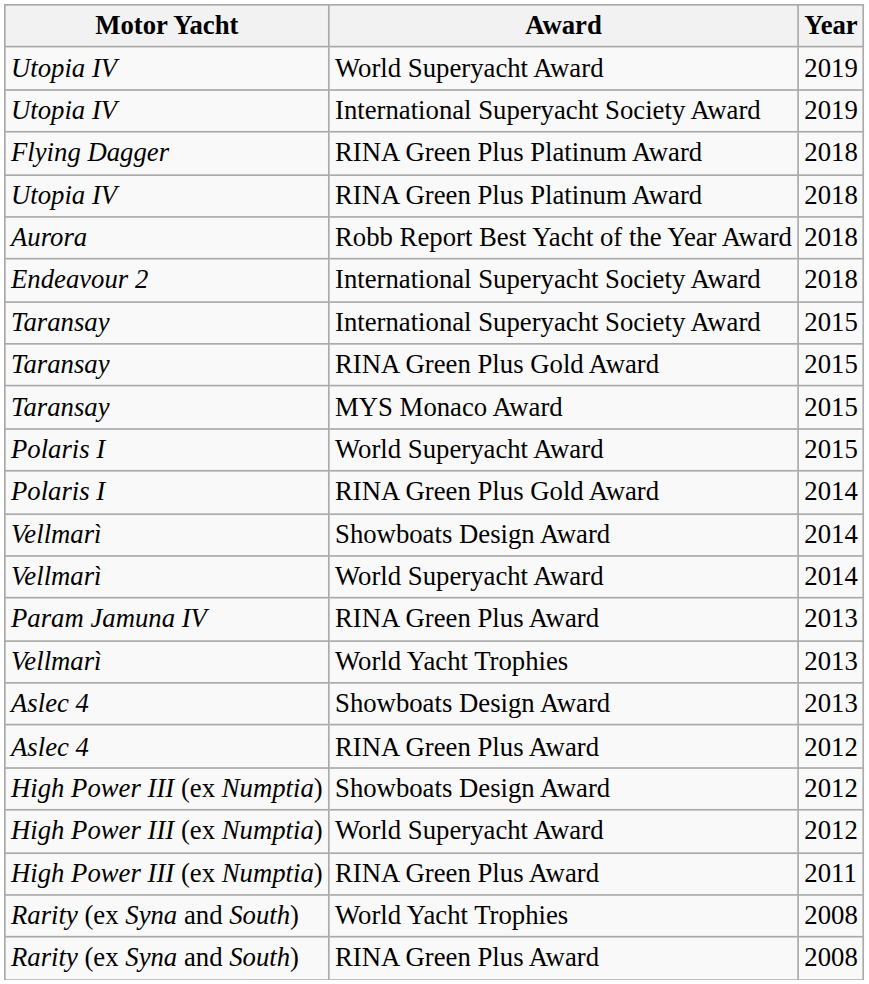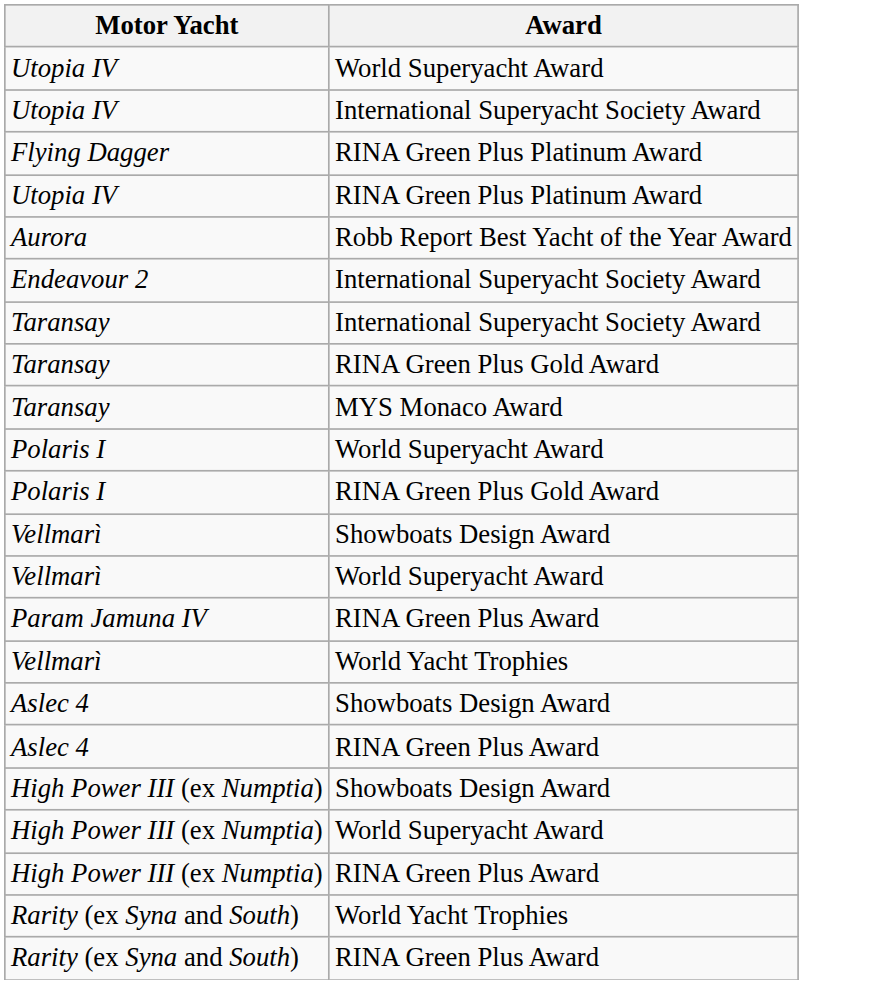- column: (831, 25)
